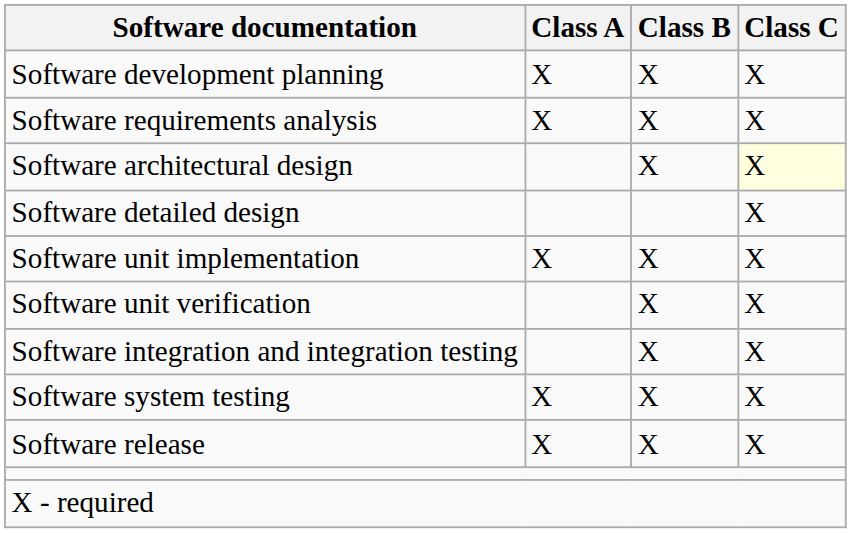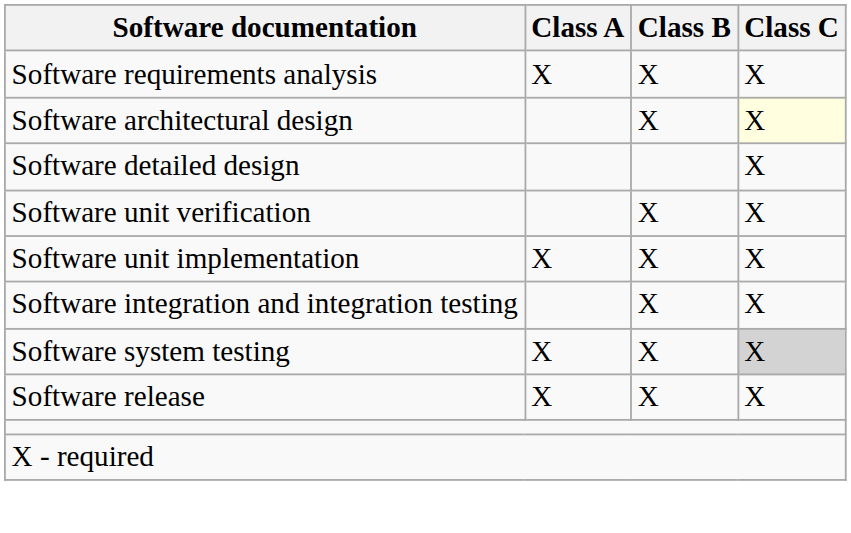- row: (198, 73)
rows swapped: (186, 258) <-> (161, 304)
(755, 397) no background -> (755, 350) lightgrey background
